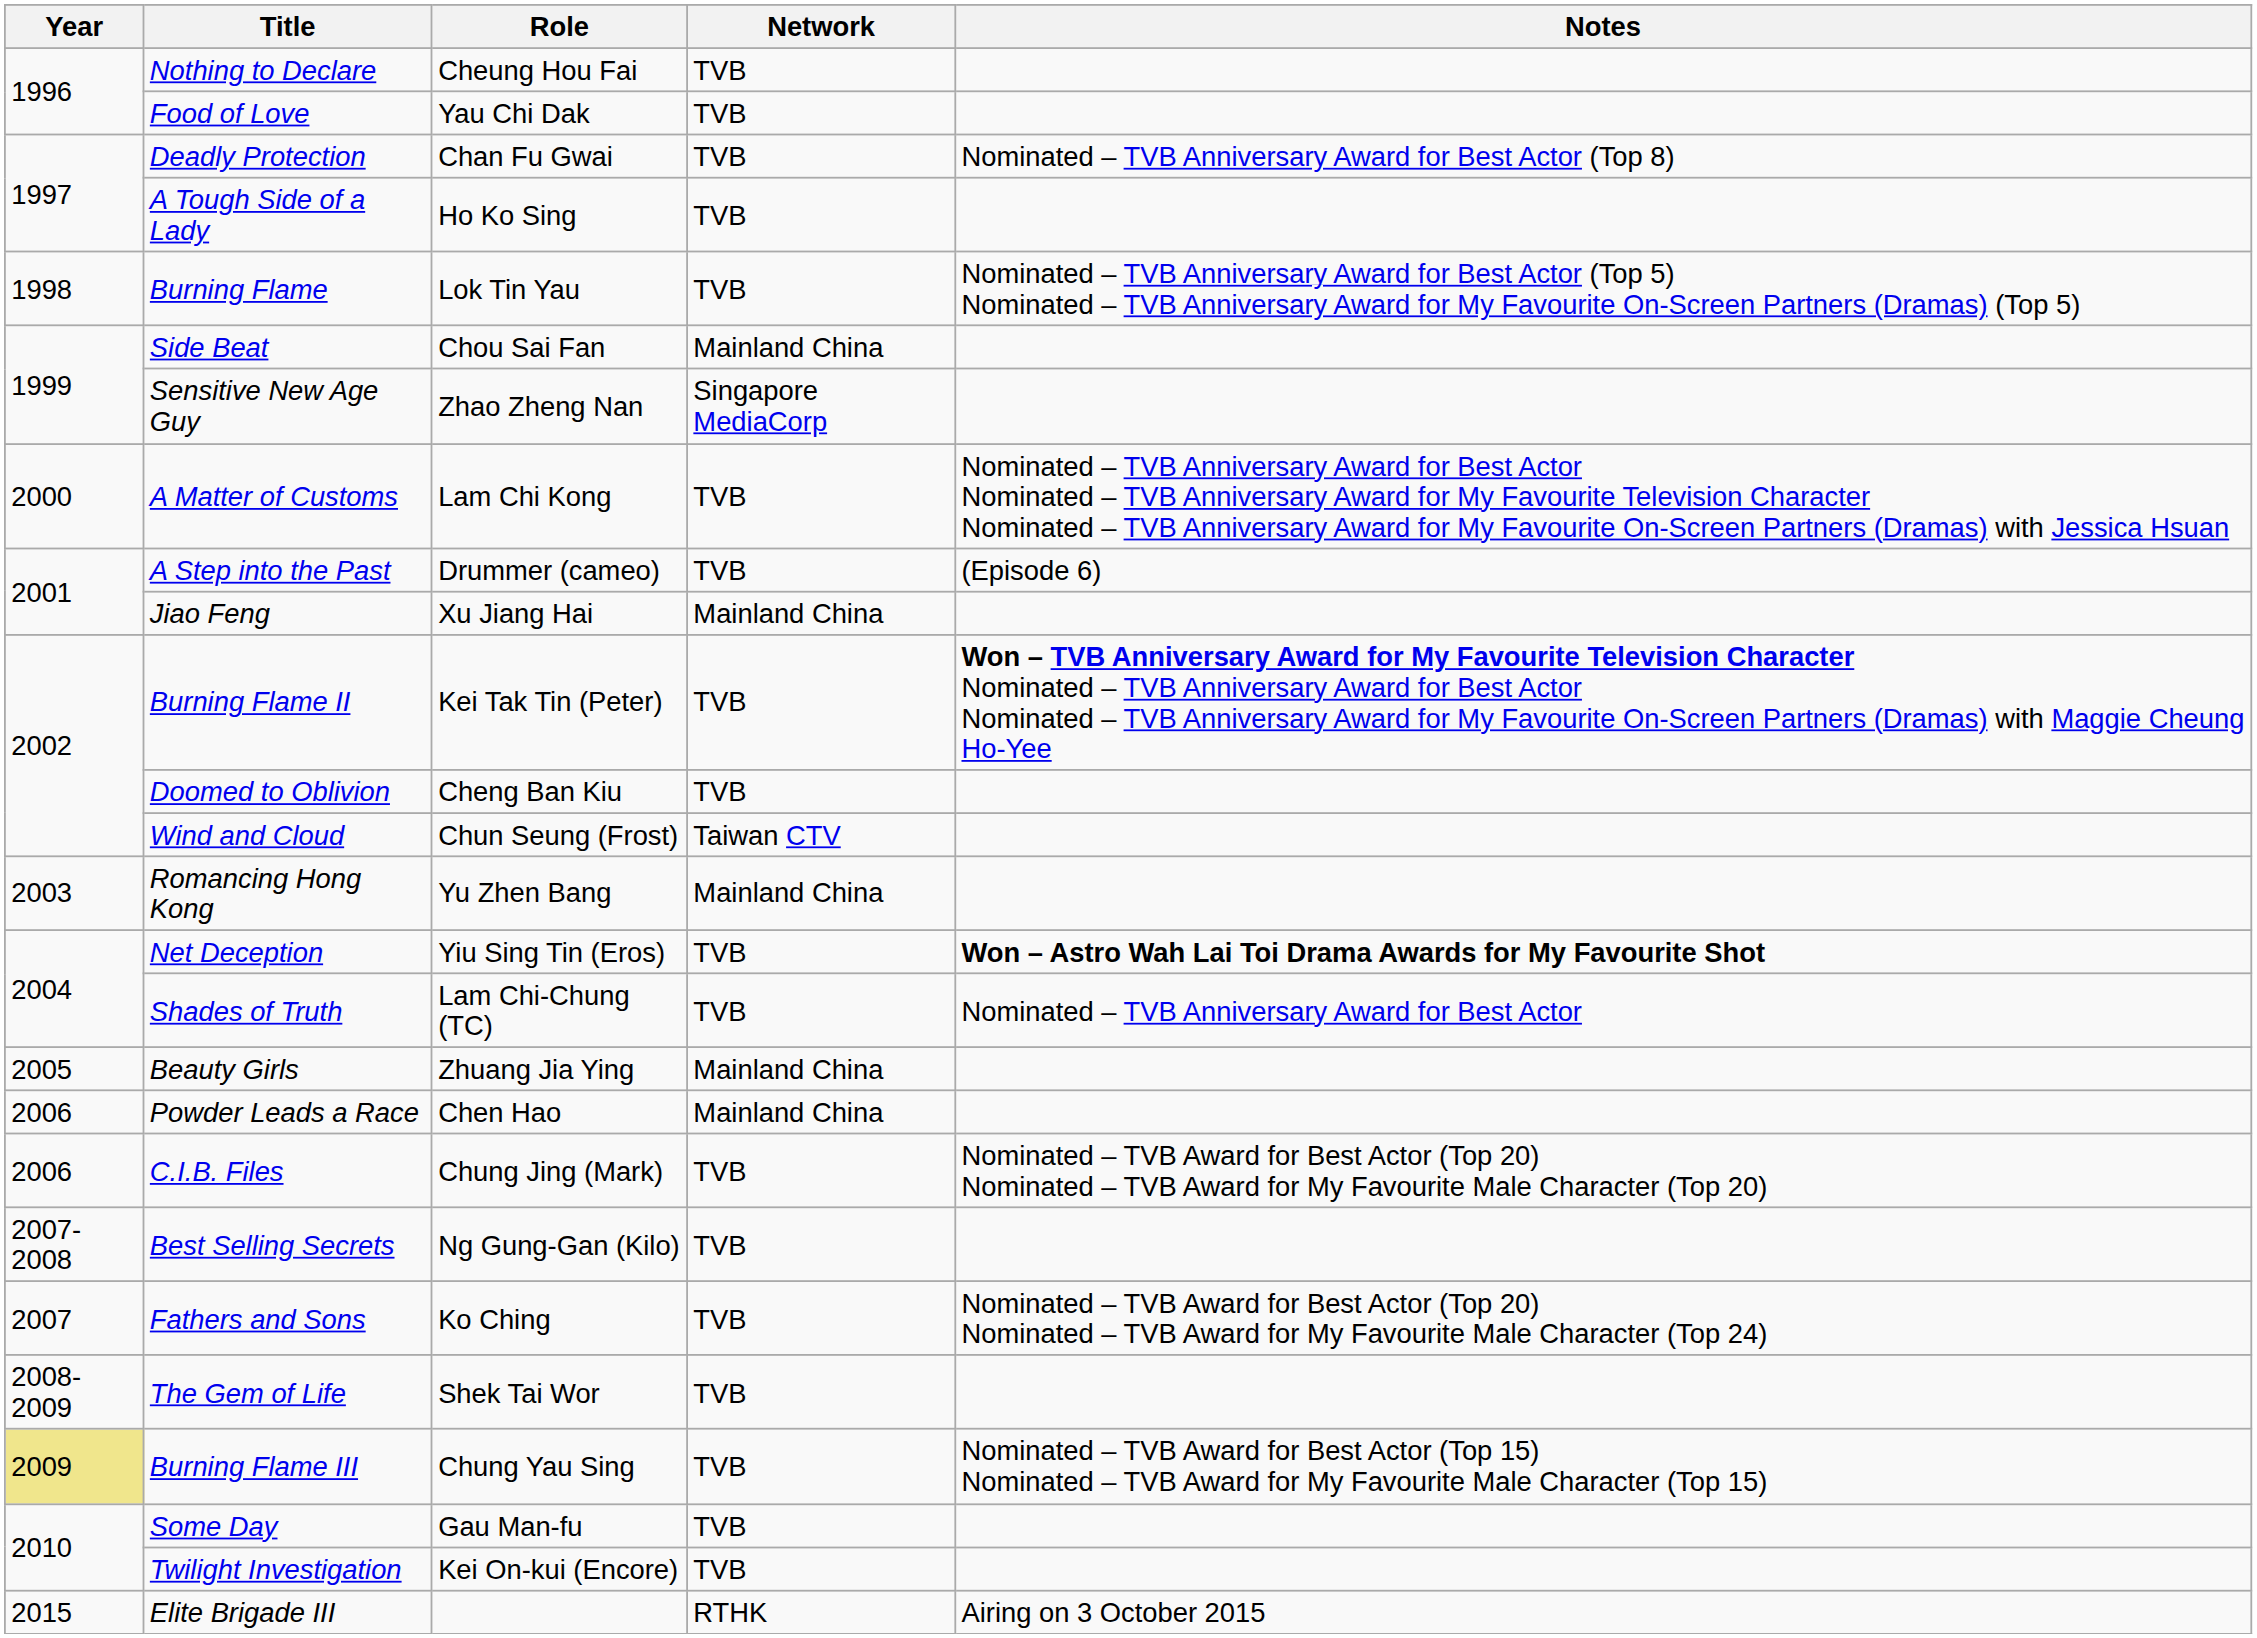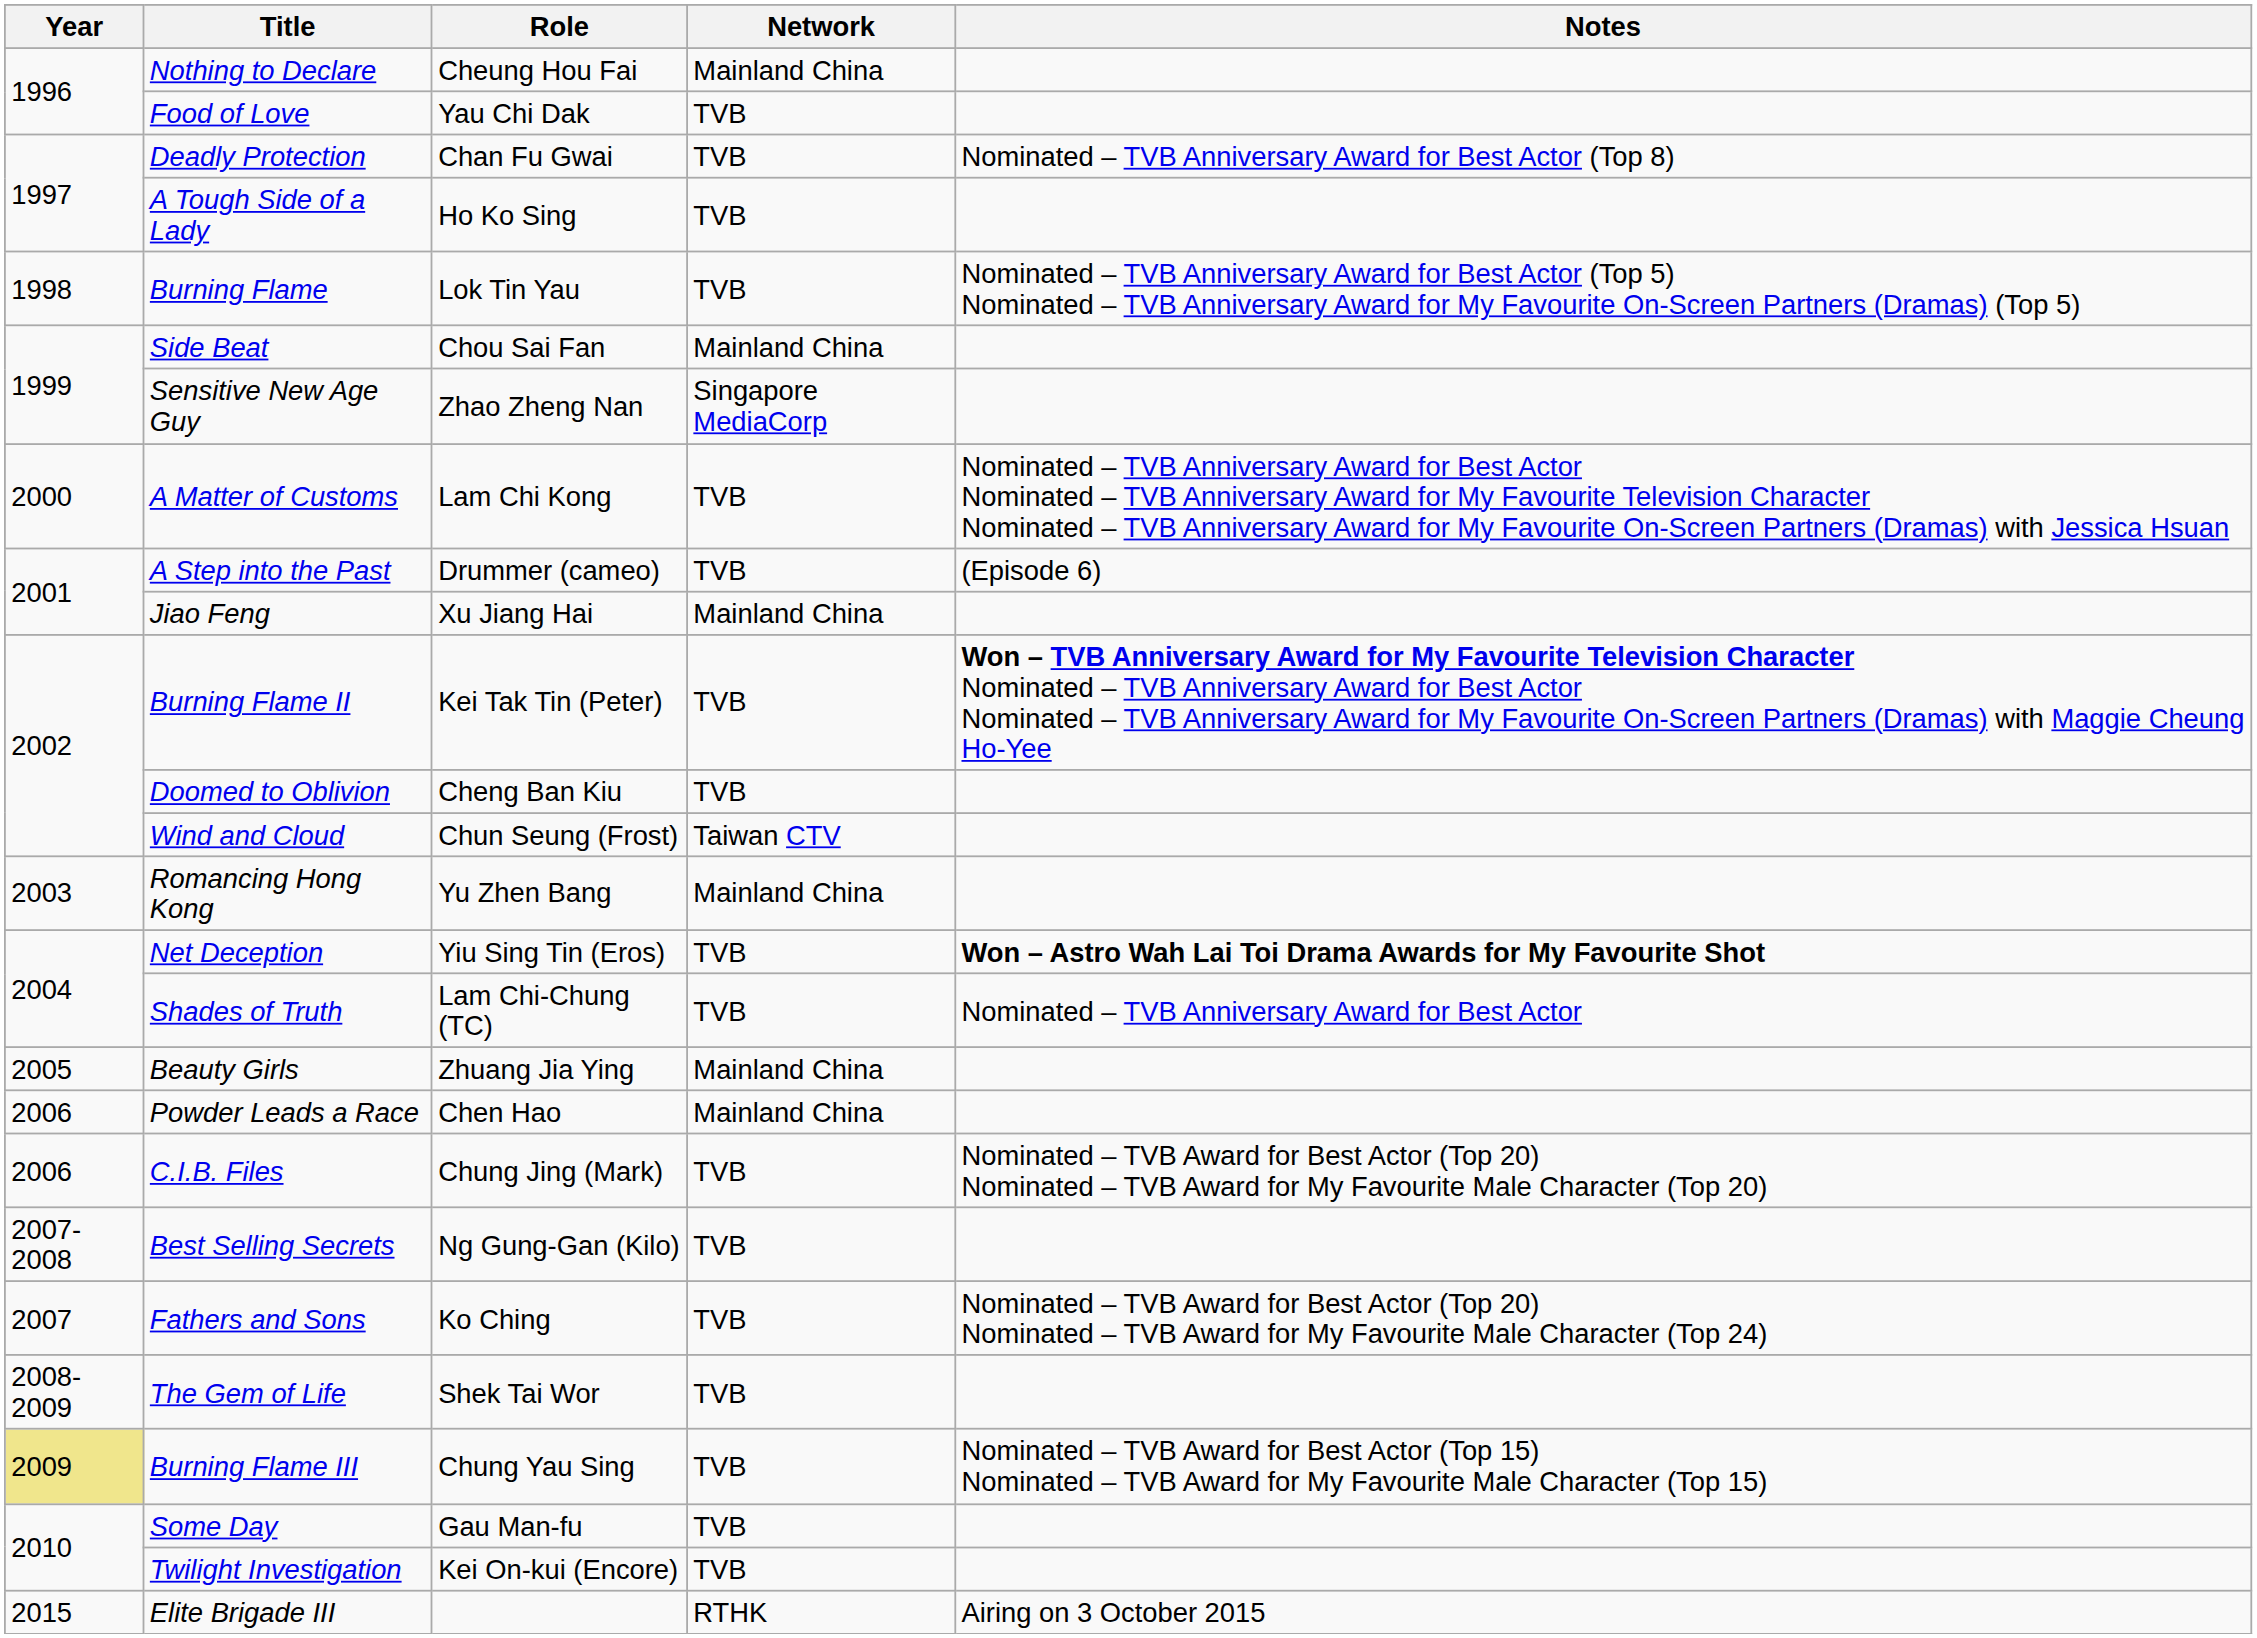(720, 70) TVB -> (788, 70) Mainland China
